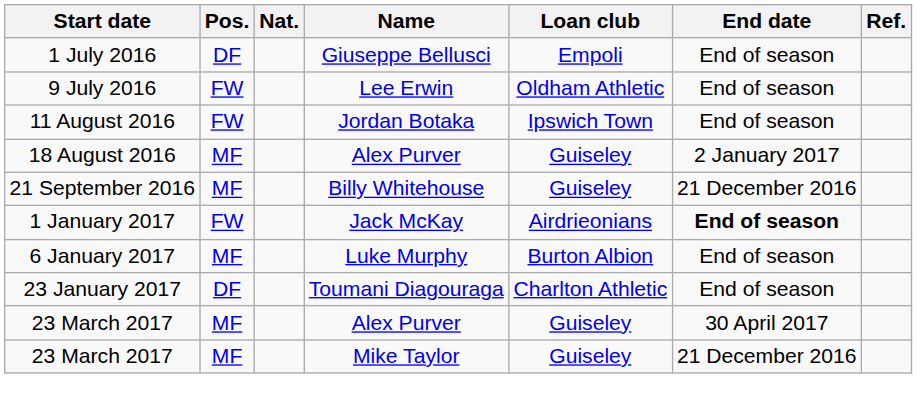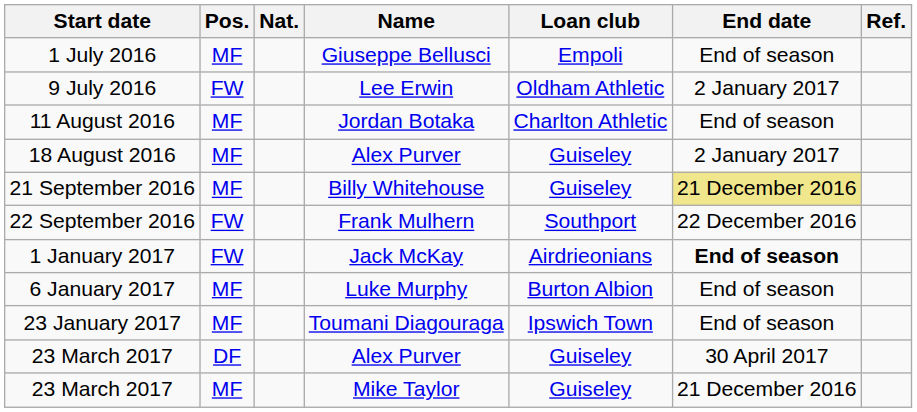(227, 54) DF -> (227, 54) MF
(767, 88) End of season -> (767, 88) 2 January 2017
(227, 121) FW -> (227, 121) MF
(590, 121) Ipswich Town -> (590, 121) Charlton Athletic
(767, 188) no background -> (767, 188) khaki background
+ row: (102, 222)
(227, 289) DF -> (227, 322) MF
(590, 289) Charlton Athletic -> (590, 322) Ipswich Town
(227, 322) MF -> (227, 356) DF
